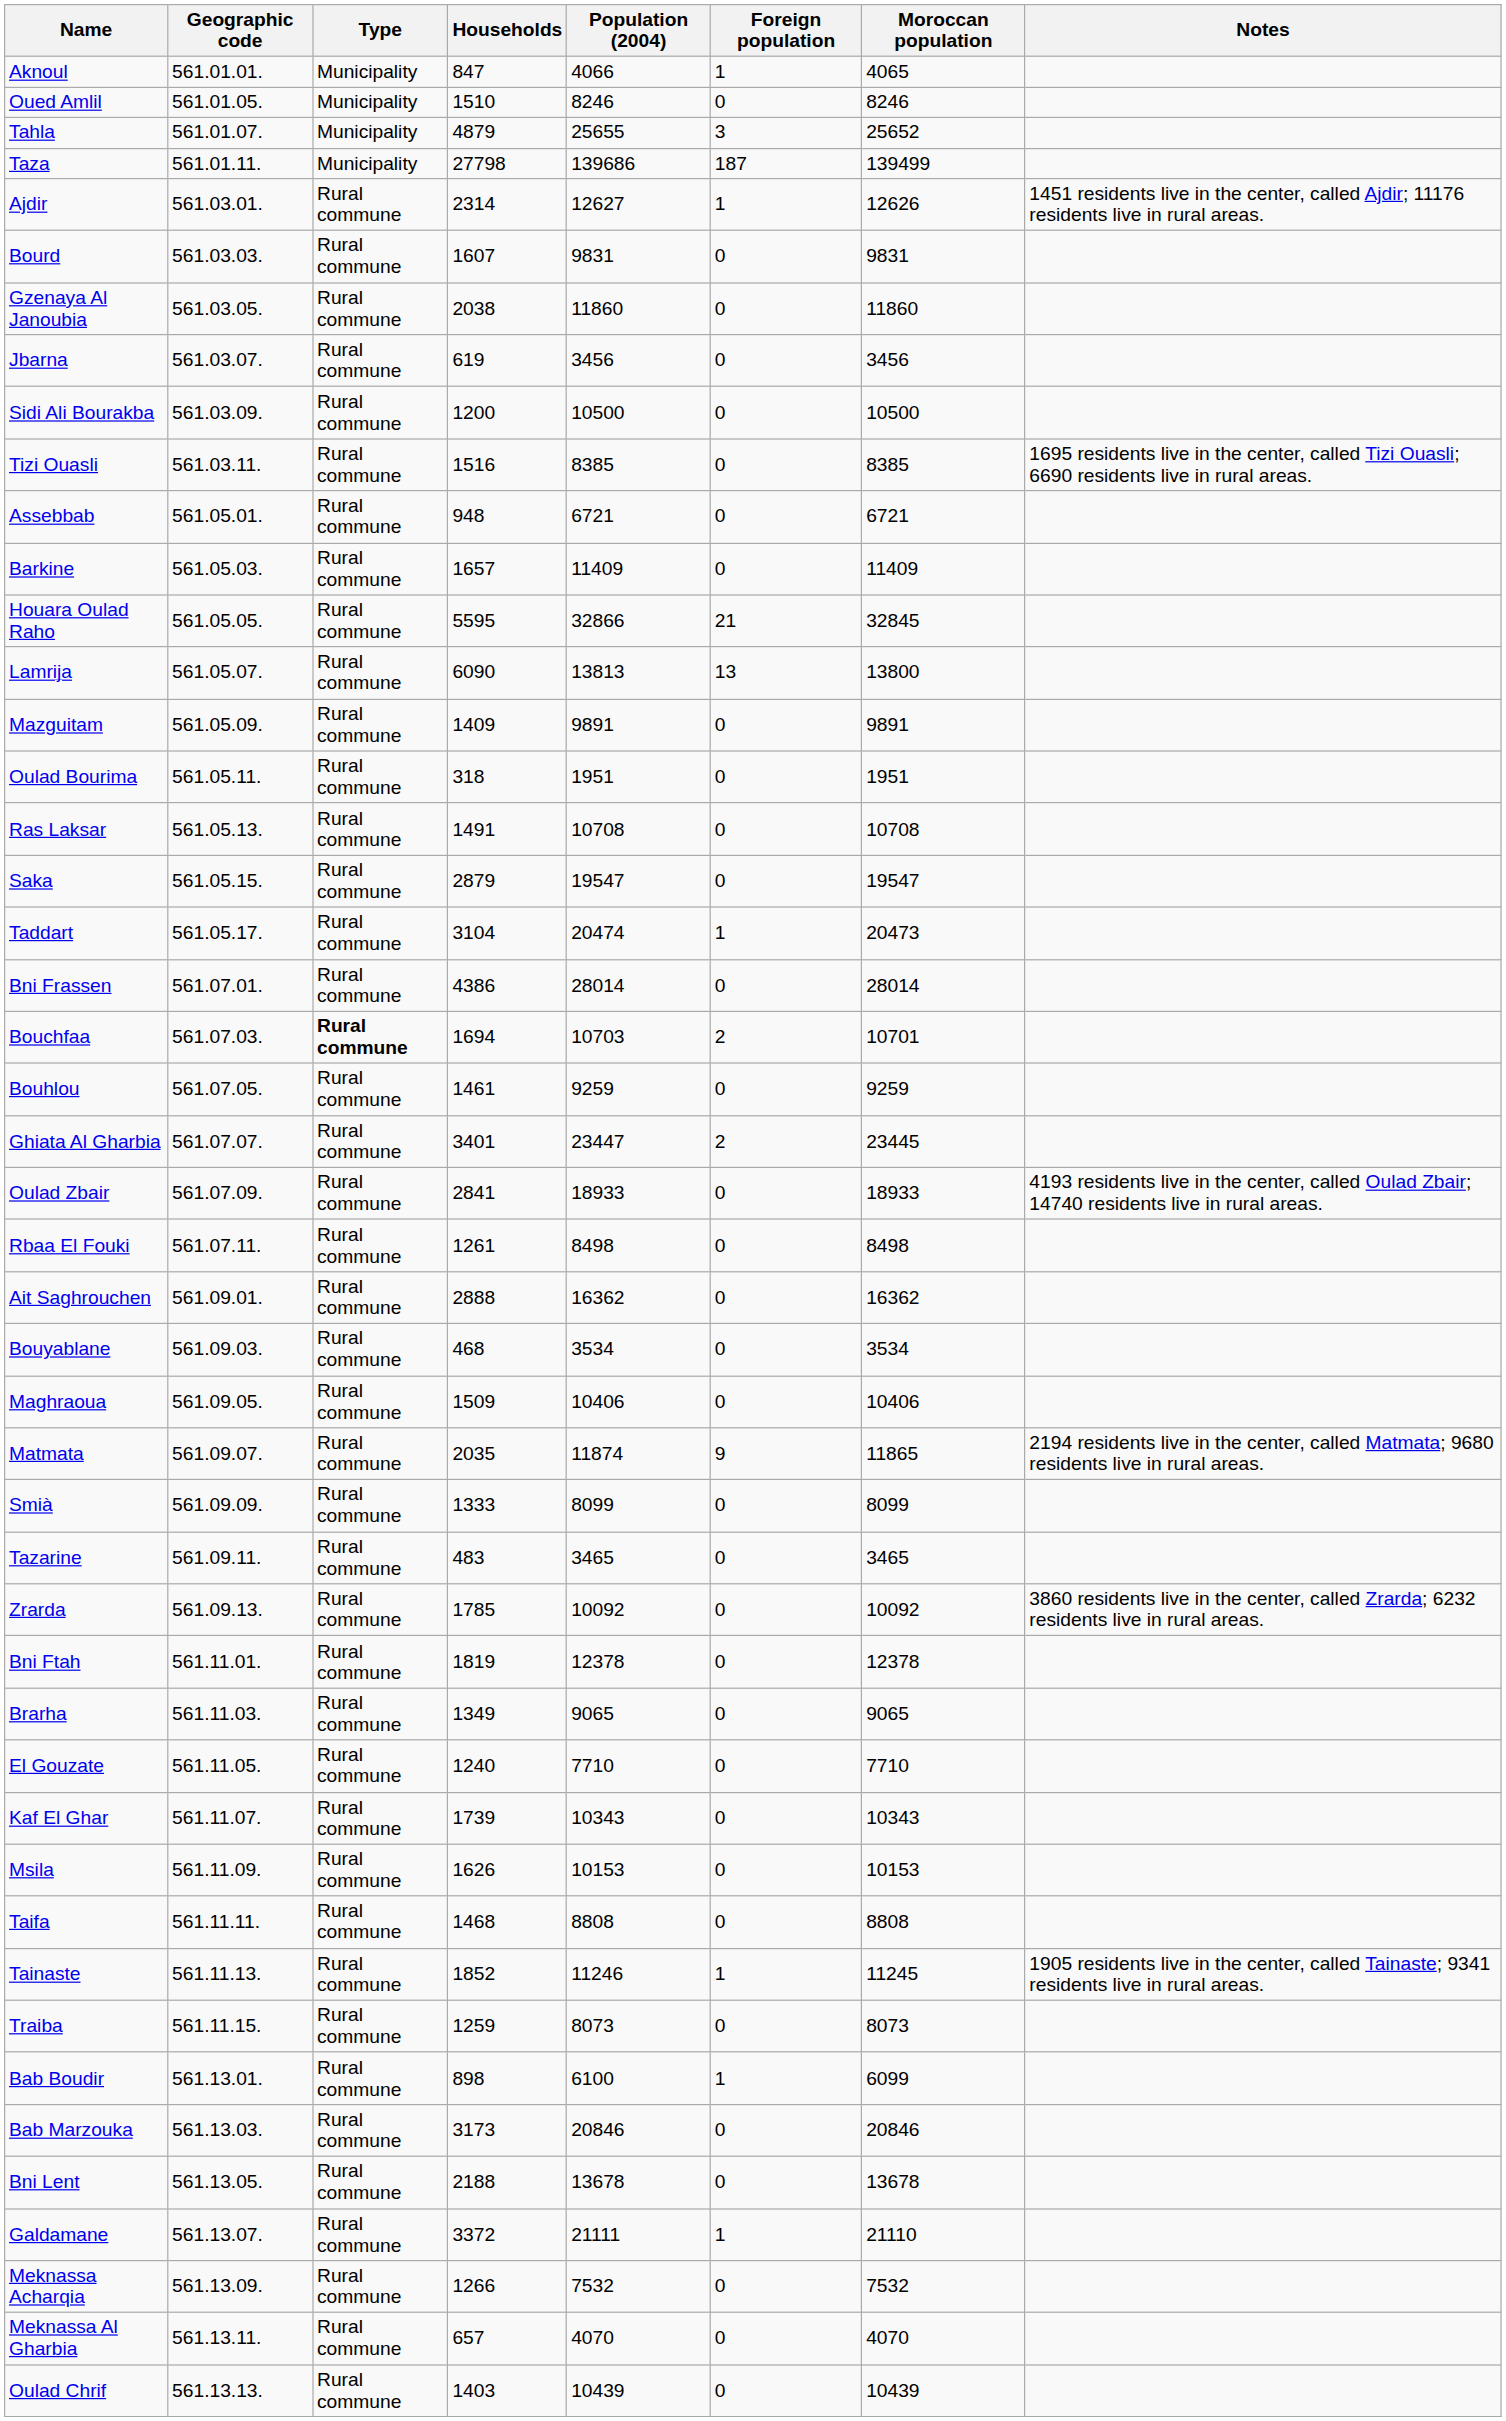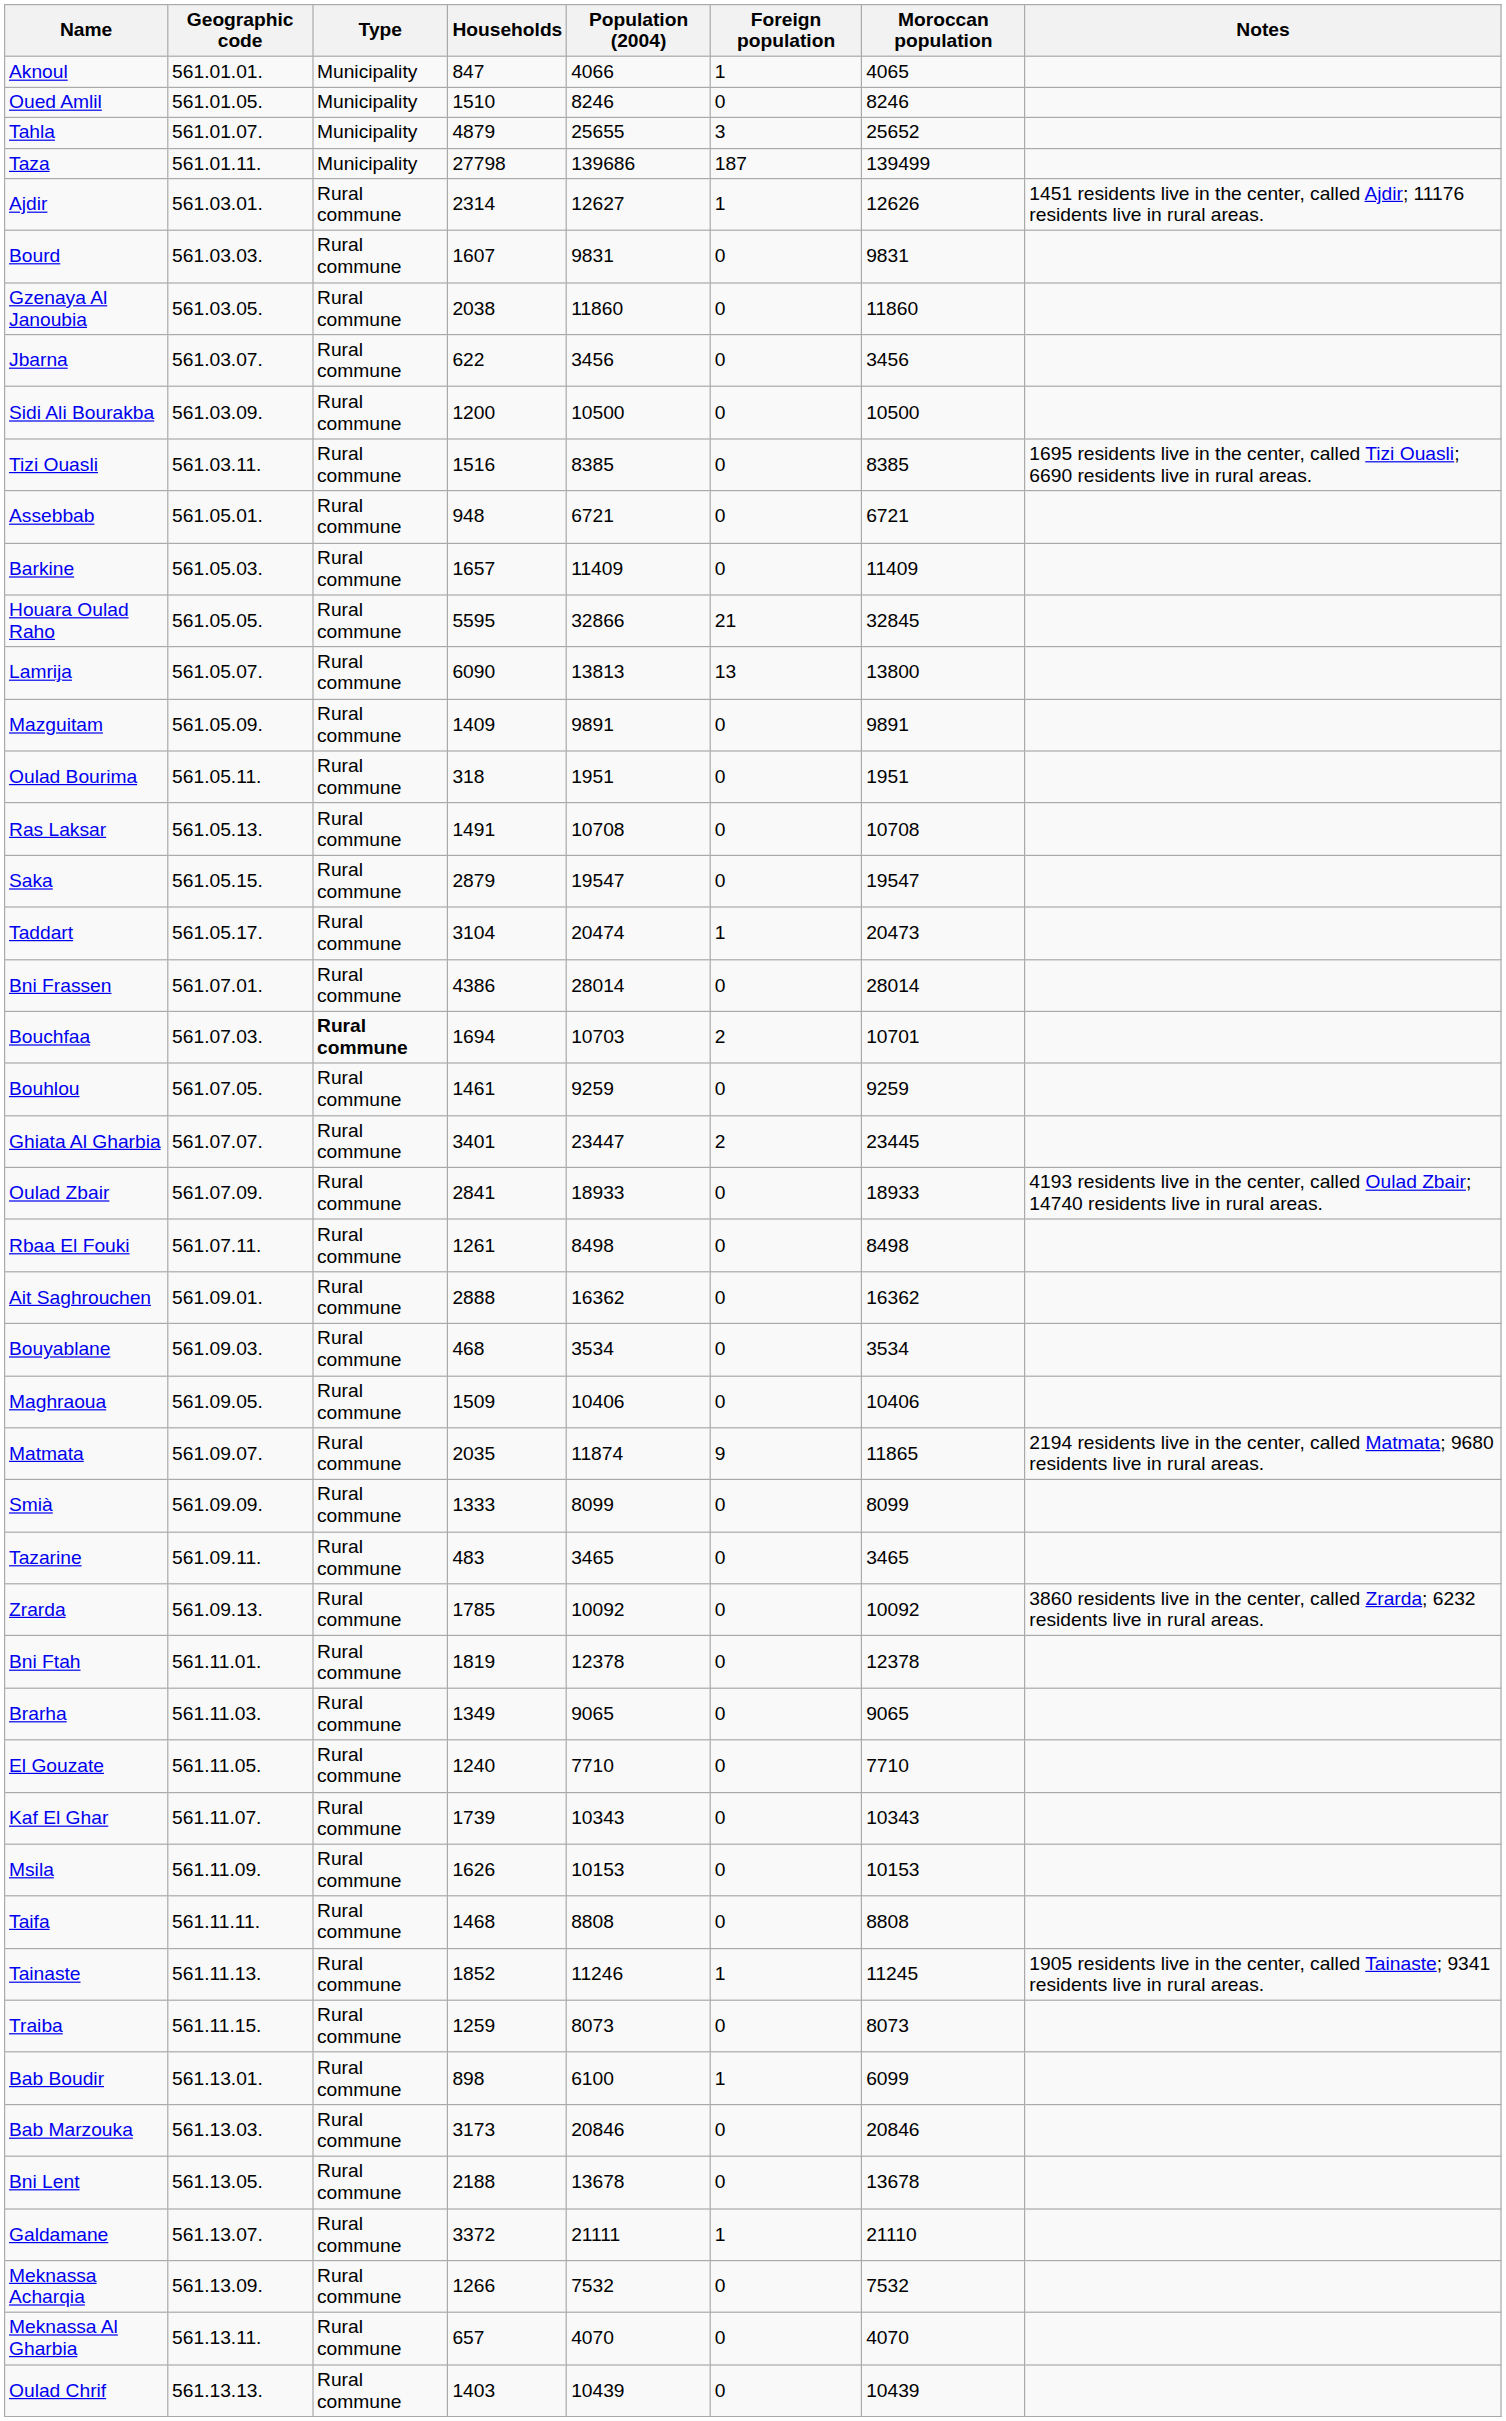(468, 360) 619 -> (468, 360) 622
